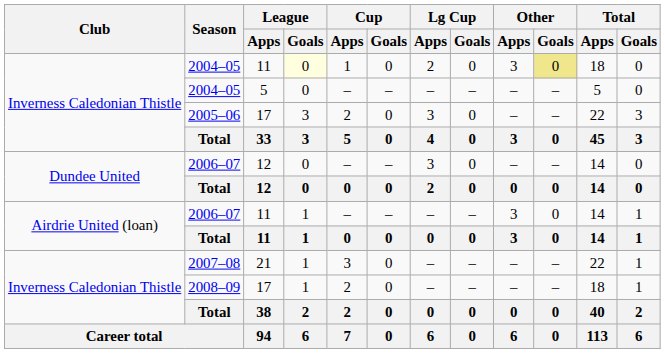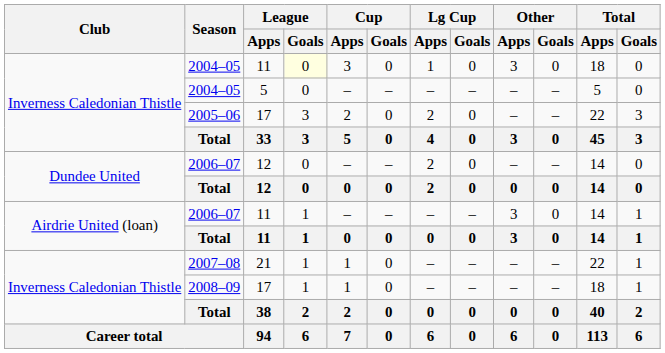(347, 66) 1 -> (347, 66) 3
(430, 66) 2 -> (430, 66) 1
(555, 66) khaki background -> (555, 66) no background
(430, 115) 3 -> (430, 115) 2
(430, 164) 3 -> (430, 164) 2
(347, 262) 3 -> (347, 262) 1
(347, 287) 2 -> (347, 287) 1
